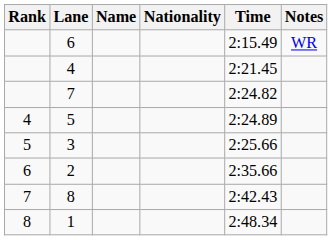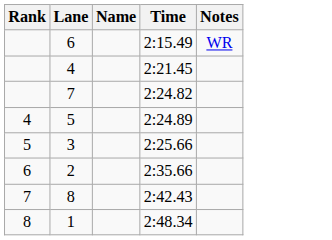- column: (182, 17)
